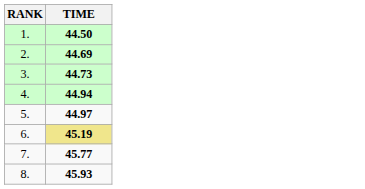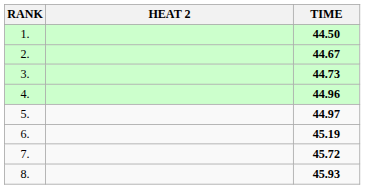+ column: (169, 14)
(79, 54) 44.69 -> (326, 54) 44.67
(79, 94) 44.94 -> (326, 94) 44.96
(79, 134) khaki background -> (326, 134) no background
(79, 154) 45.77 -> (326, 154) 45.72
